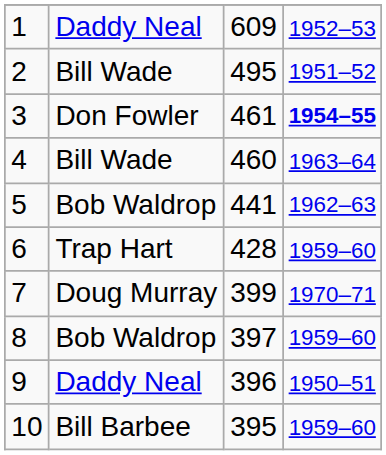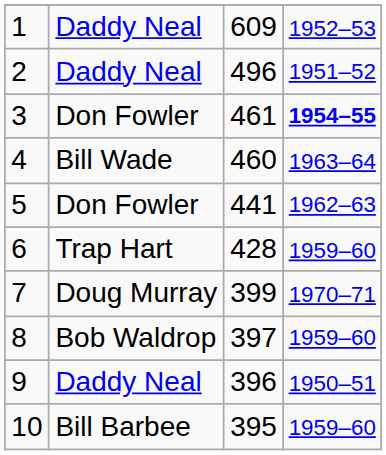(114, 71) Bill Wade -> (129, 71) Daddy Neal
(253, 71) 495 -> (253, 71) 496
(136, 204) Bob Waldrop -> (127, 204) Don Fowler
